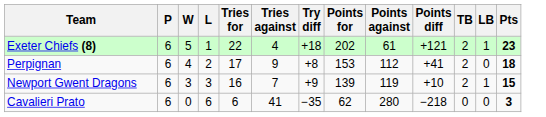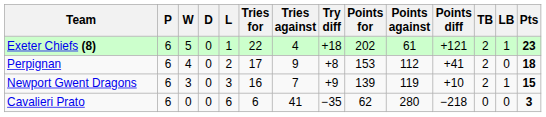+ column: (208, 20)
